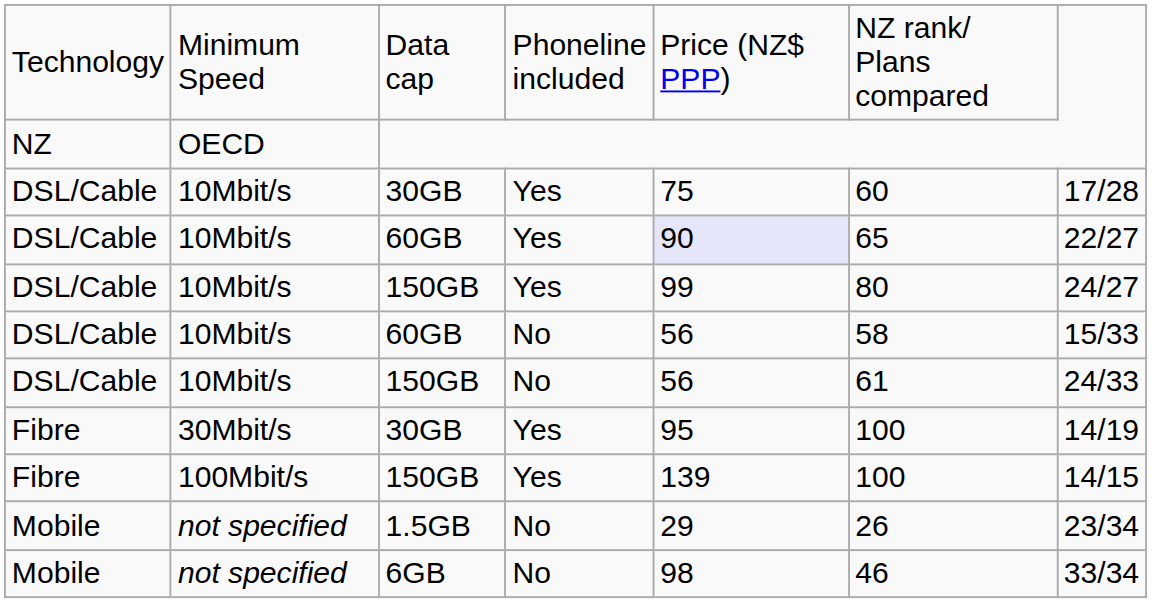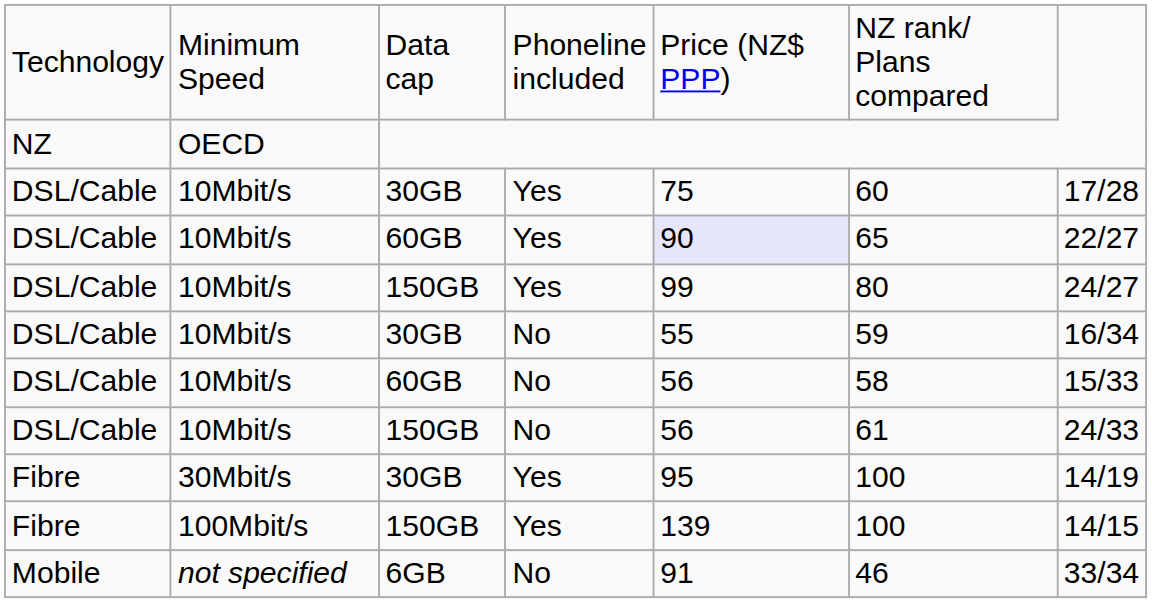+ row: (424, 334)
- row: (428, 525)
(677, 573) 98 -> (677, 573) 91
